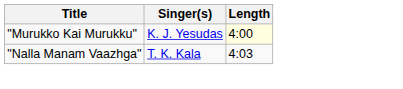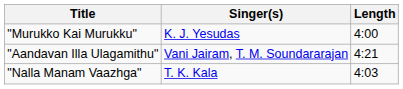(241, 34) lightyellow background -> (366, 34) no background
+ row: (83, 53)
